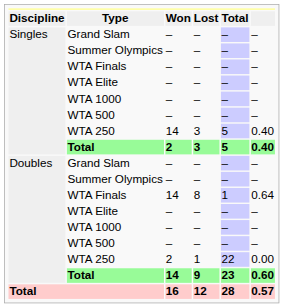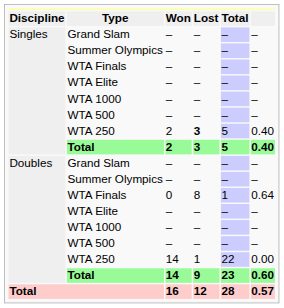(172, 131) 14 -> (169, 131) 2
(197, 131) normal -> (197, 131) bold
(172, 195) 14 -> (169, 195) 0
(169, 259) 2 -> (172, 259) 14
